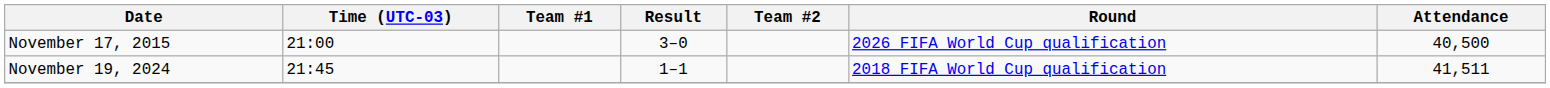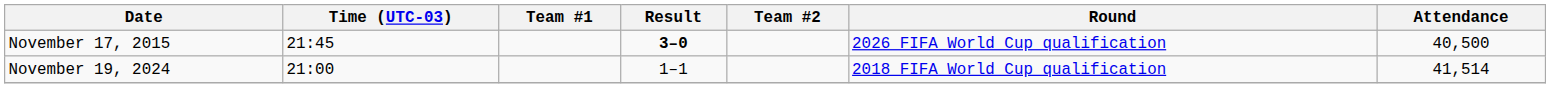(310, 43) 21:00 -> (310, 43) 21:45
(673, 43) normal -> (673, 43) bold
(310, 69) 21:45 -> (310, 69) 21:00
(1461, 69) 41,511 -> (1461, 69) 41,514
